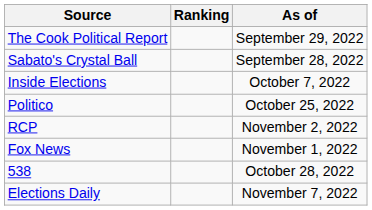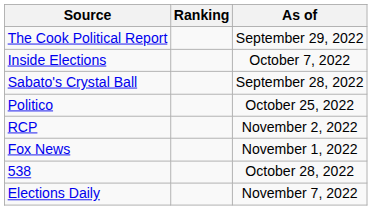rows swapped: (57, 82) <-> (72, 60)
